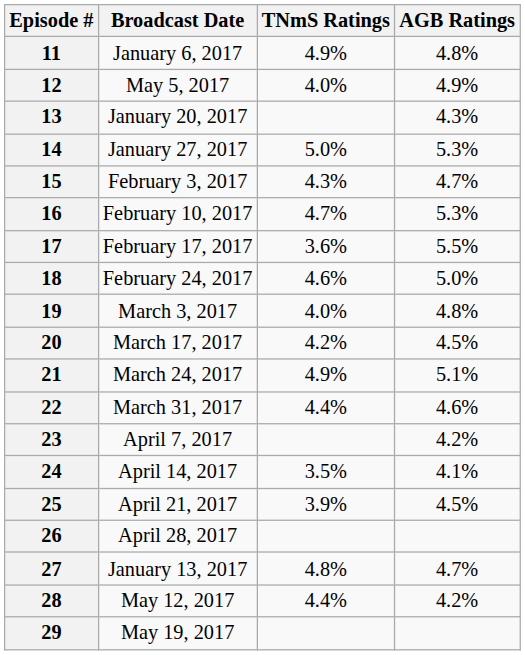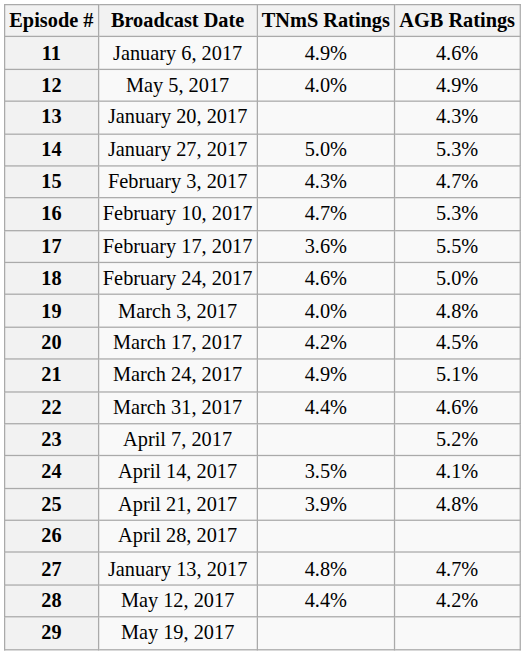(457, 52) 4.8% -> (457, 52) 4.6%
(457, 439) 4.2% -> (457, 439) 5.2%
(457, 504) 4.5% -> (457, 504) 4.8%
